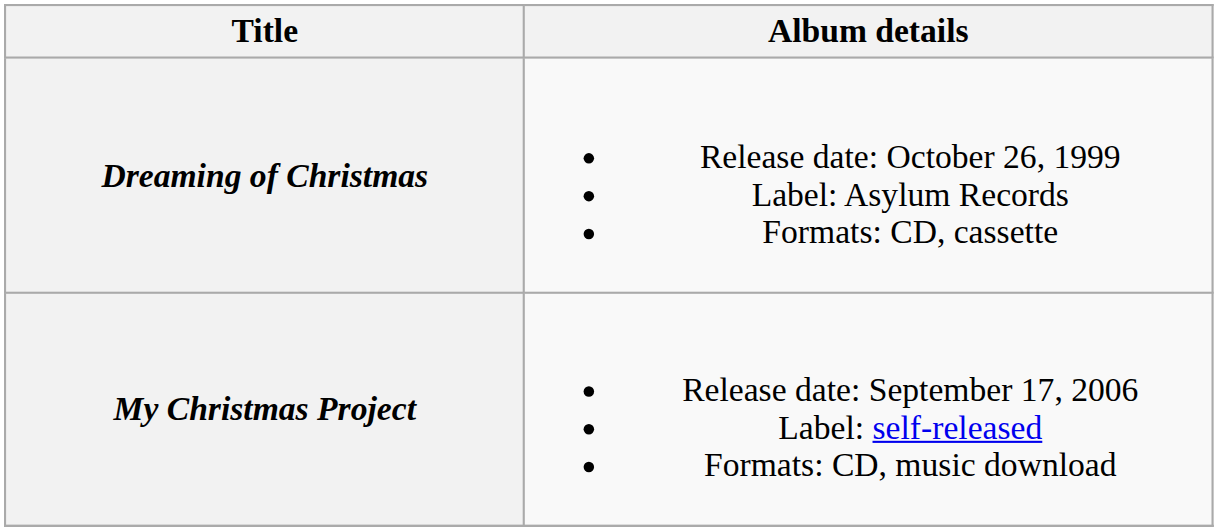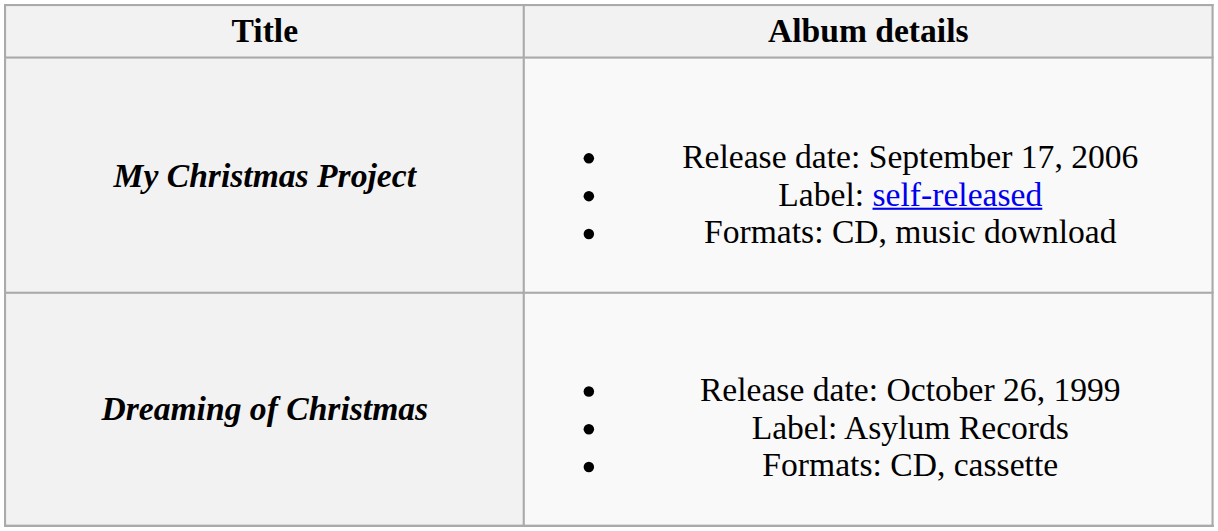rows swapped: (265, 174) <-> (265, 408)
